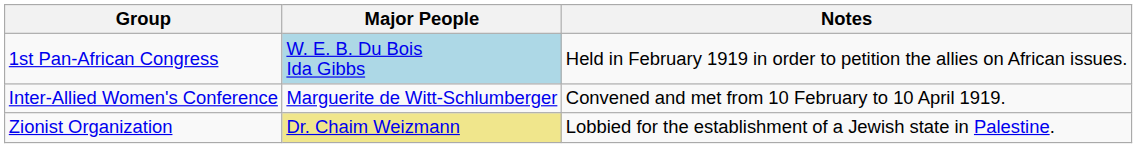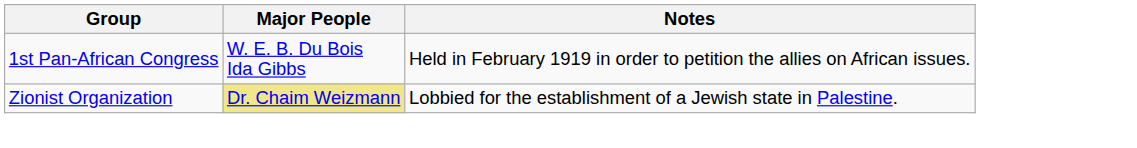(354, 58) lightblue background -> (295, 58) no background
- row: (143, 98)
